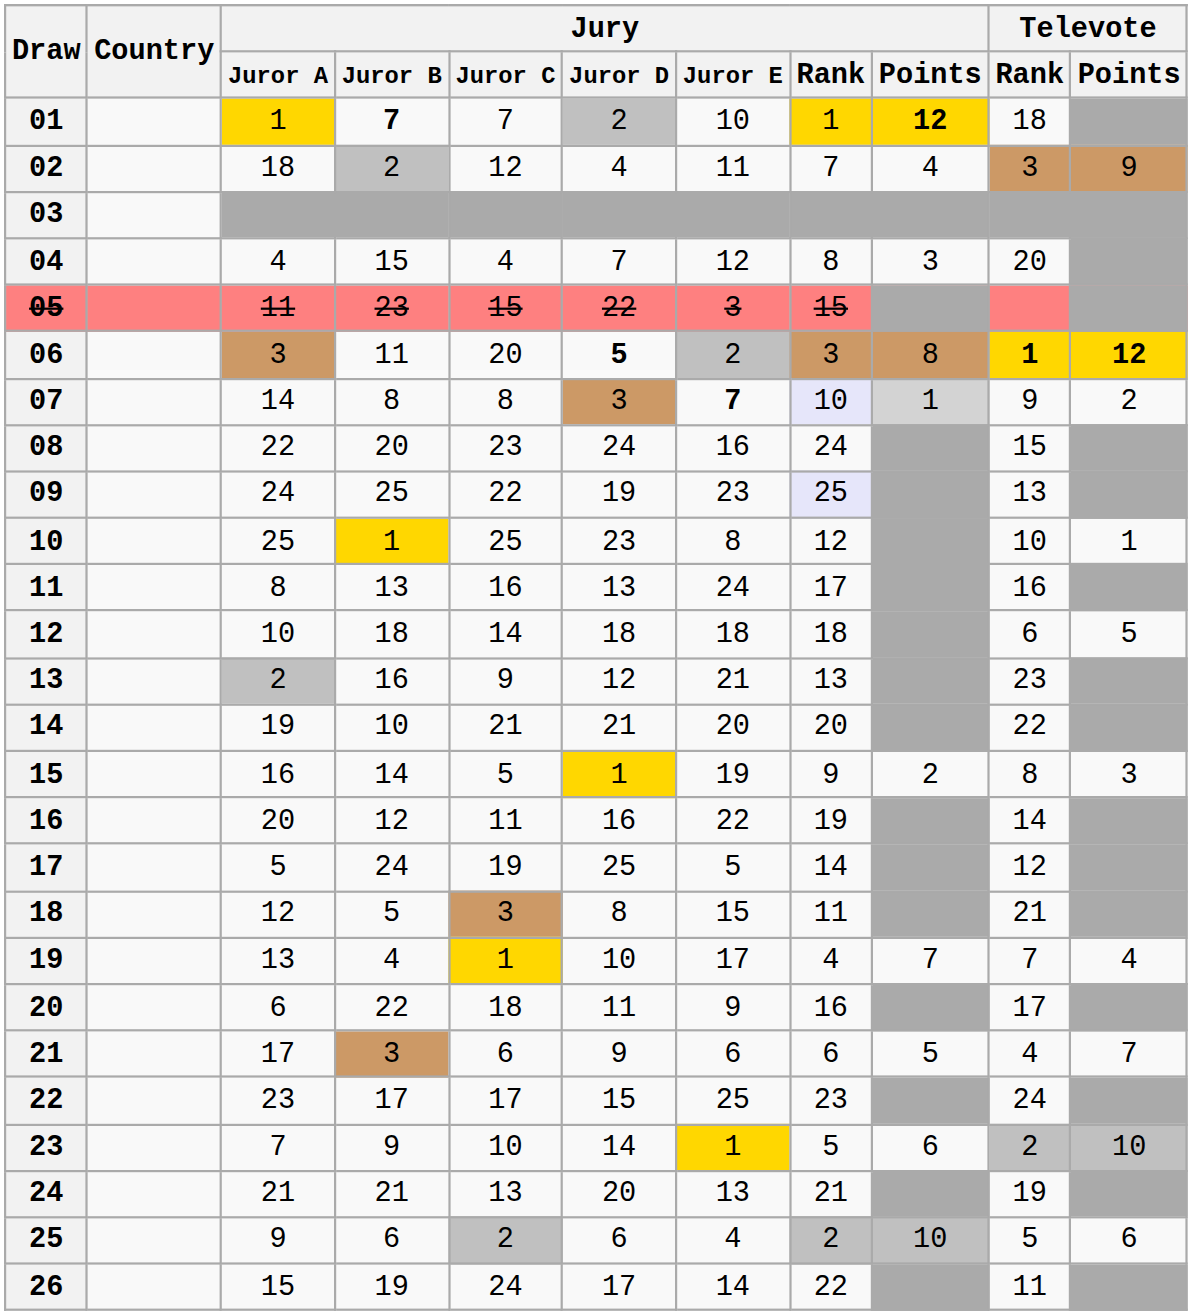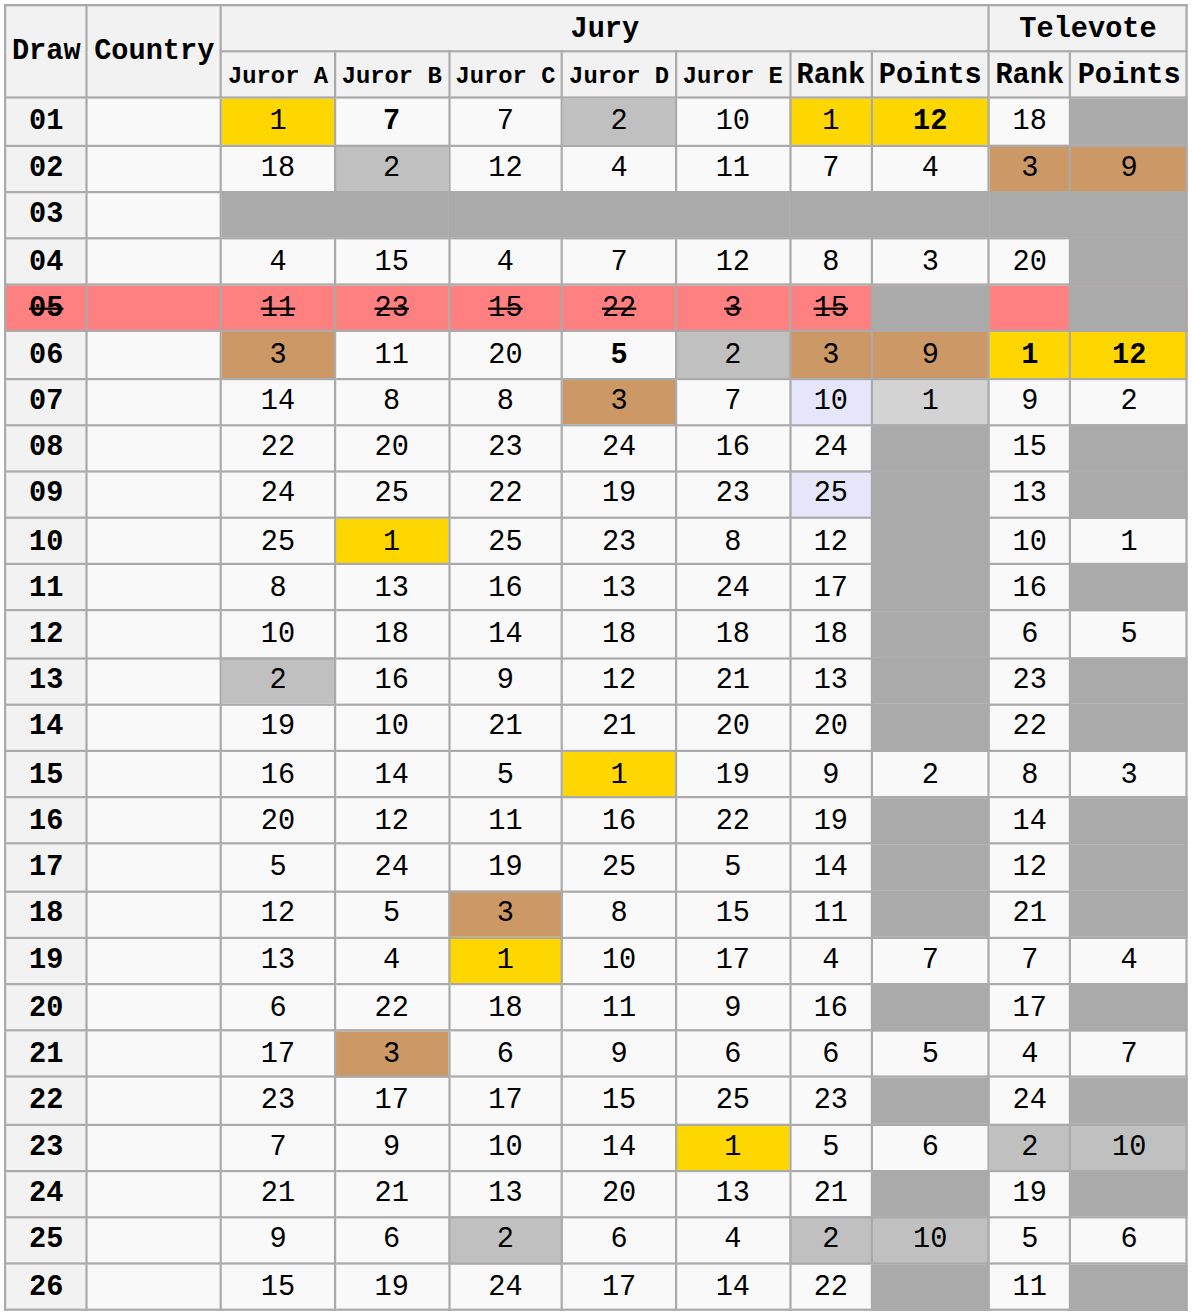(930, 355) 8 -> (930, 355) 9
(733, 401) bold -> (733, 401) normal
